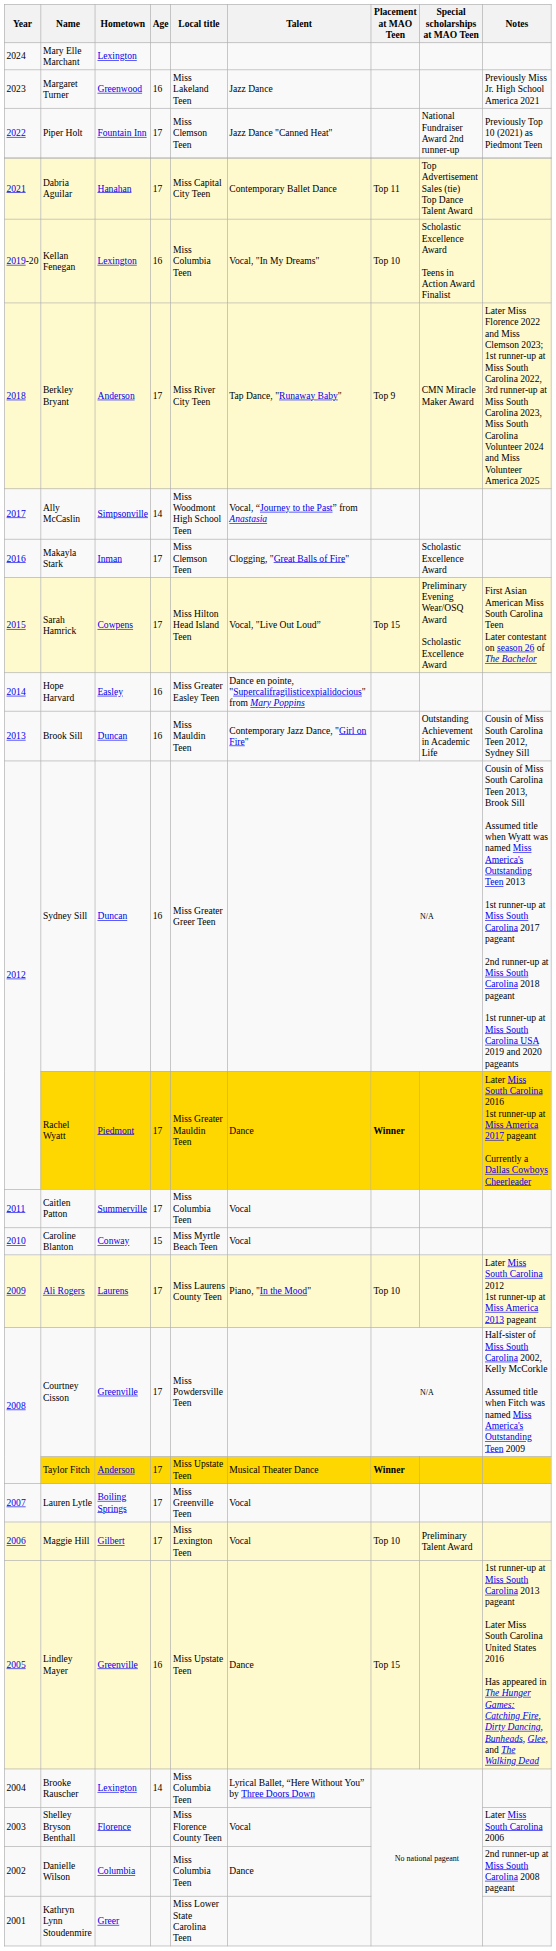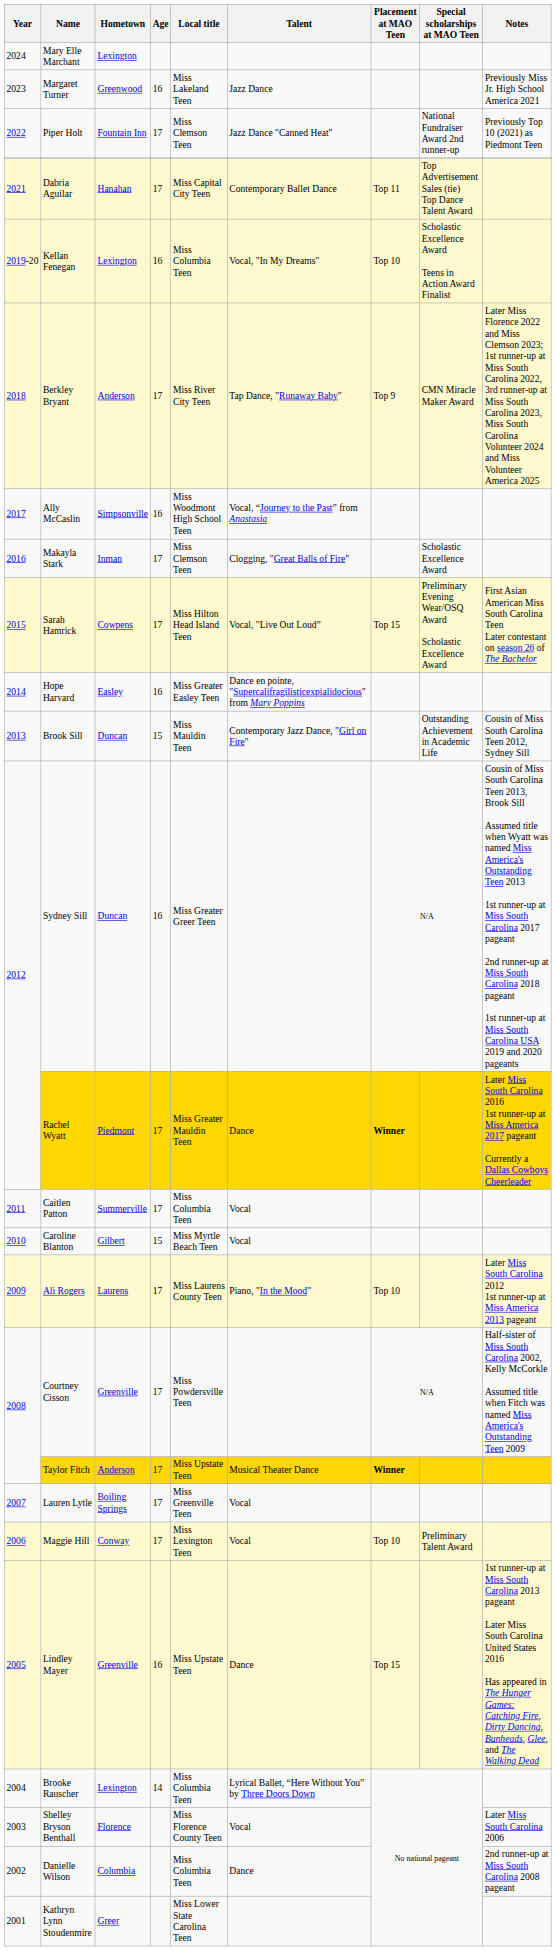(157, 514) 14 -> (157, 514) 16
(157, 736) 16 -> (157, 736) 15
(113, 1241) Conway -> (111, 1241) Gilbert
(111, 1541) Gilbert -> (113, 1541) Conway
